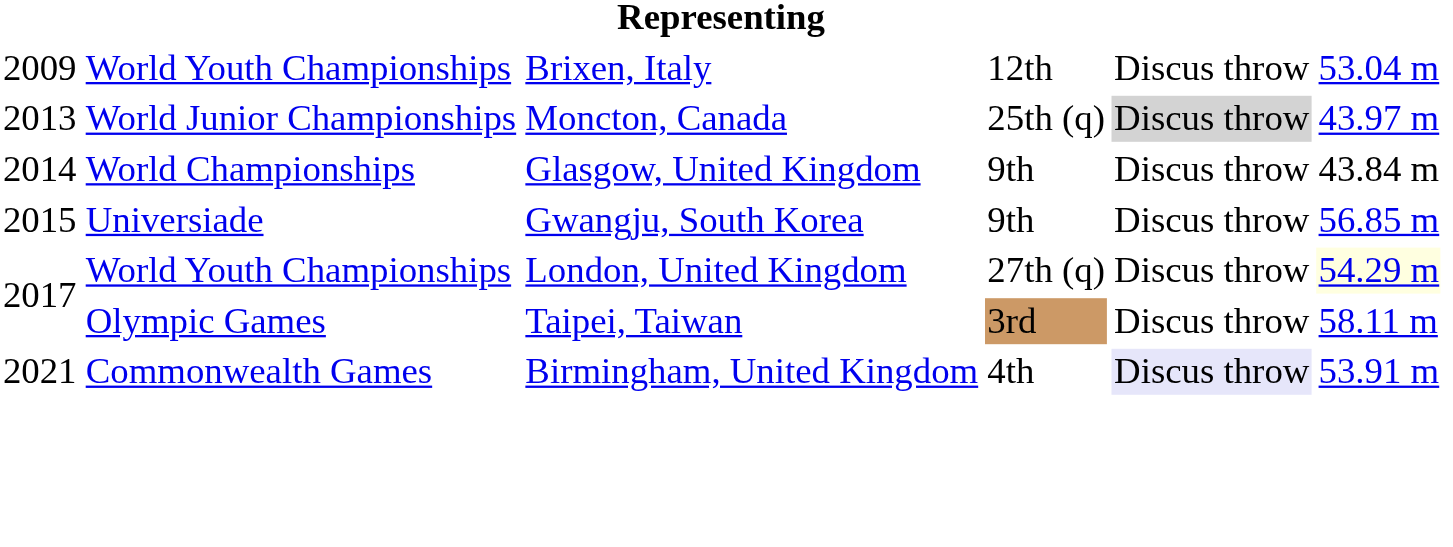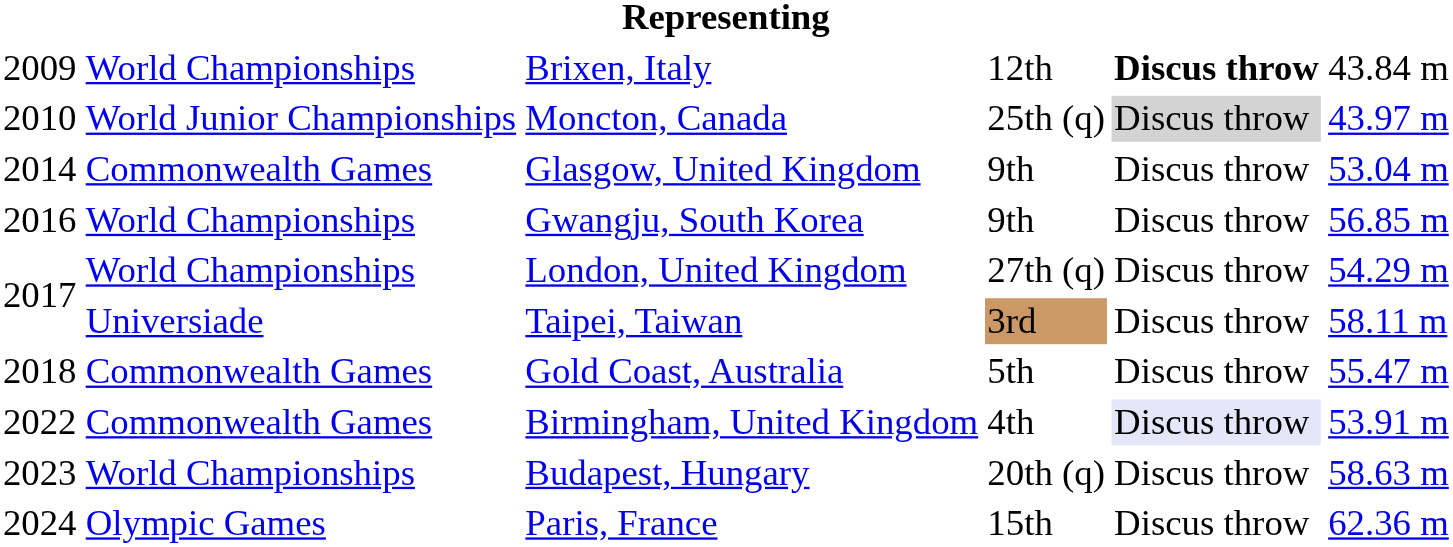(298, 67) World Youth Championships -> (250, 67) World Championships
(1212, 67) normal -> (1217, 67) bold
(1379, 67) 53.04 m -> (1388, 67) 43.84 m
(40, 118) 2013 -> (40, 118) 2010
(250, 168) World Championships -> (259, 168) Commonwealth Games
(1379, 168) 43.84 m -> (1388, 168) 53.04 m
(40, 219) 2015 -> (40, 219) 2016
(175, 219) Universiade -> (250, 219) World Championships
(298, 269) World Youth Championships -> (250, 269) World Championships
(1379, 269) lightyellow background -> (1388, 269) no background
(206, 320) Olympic Games -> (175, 320) Universiade
+ row: (684, 371)
(40, 371) 2021 -> (40, 421) 2022
+ row: (667, 472)
+ row: (621, 522)
